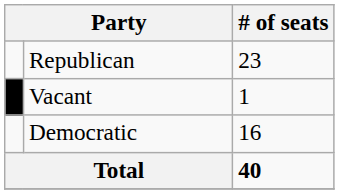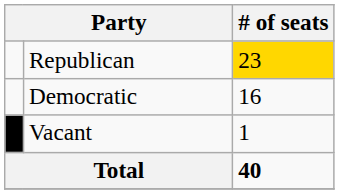(250, 59) no background -> (250, 59) gold background
rows swapped: (83, 133) <-> (60, 96)
